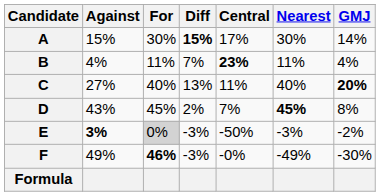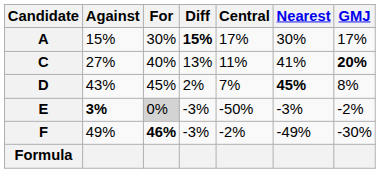(352, 39) 14% -> (352, 39) 17%
- row: (43, 62)
(291, 86) 40% -> (291, 62) 41%
(232, 156) -0% -> (232, 132) -2%
